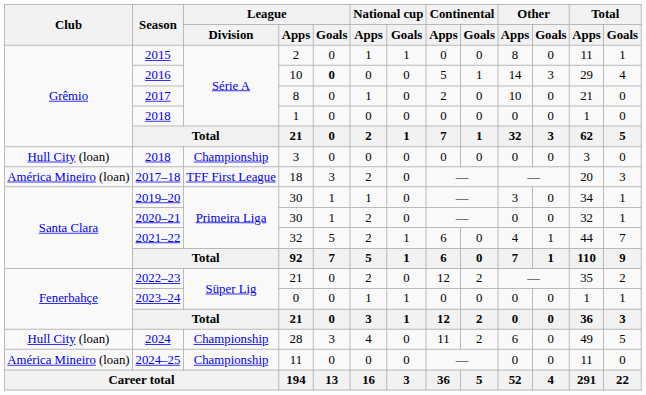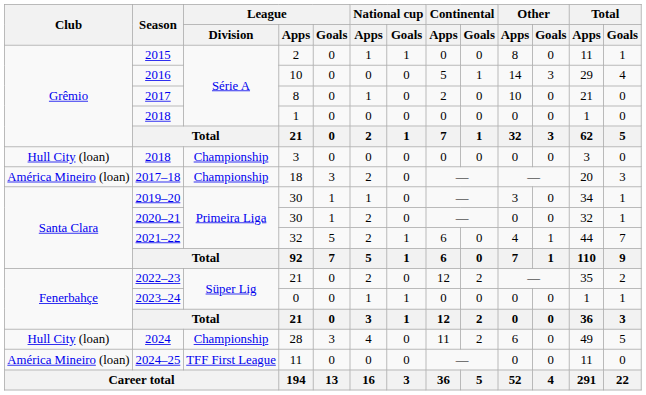(332, 75) bold -> (332, 75) normal
(231, 177) TFF First League -> (231, 177) Championship
(231, 359) Championship -> (231, 359) TFF First League
